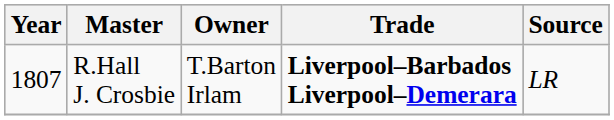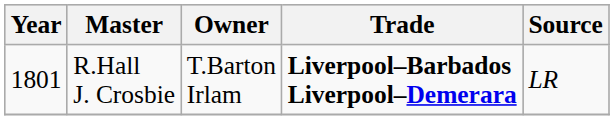(36, 79) 1807 -> (36, 79) 1801
